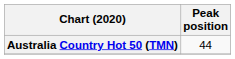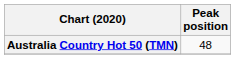(206, 44) 44 -> (206, 44) 48
